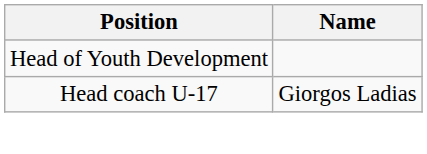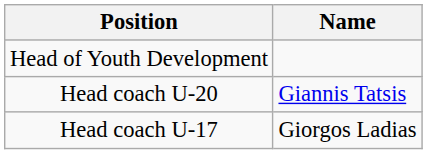+ row: (139, 93)
